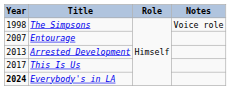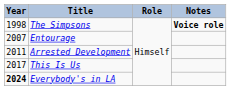(199, 25) normal -> (199, 25) bold
(16, 52) 2013 -> (16, 52) 2011
